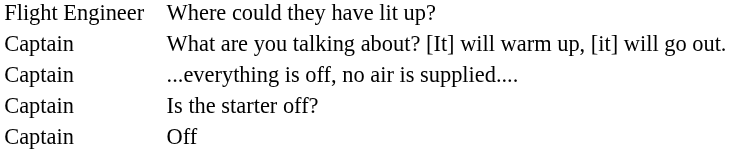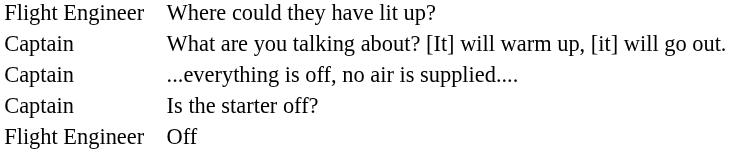(39, 136) Captain -> (74, 136) Flight Engineer
